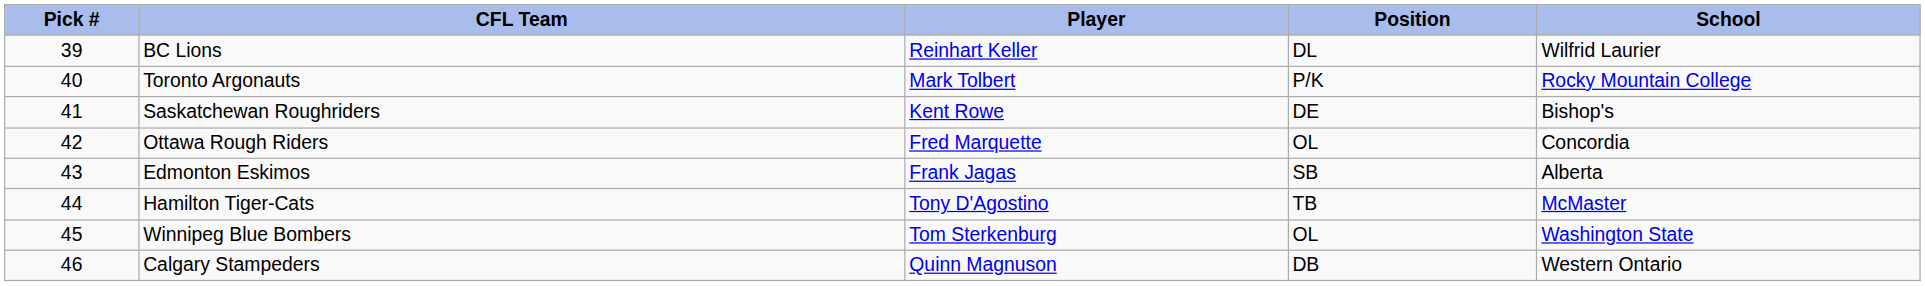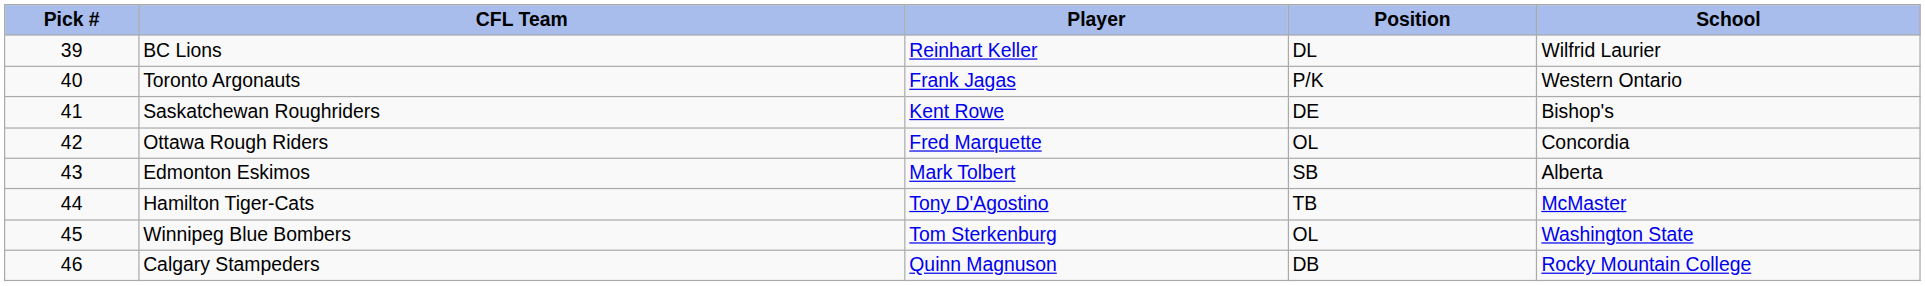(962, 81) Mark Tolbert -> (963, 81) Frank Jagas
(1646, 81) Rocky Mountain College -> (1612, 81) Western Ontario
(963, 173) Frank Jagas -> (962, 173) Mark Tolbert
(1612, 265) Western Ontario -> (1646, 265) Rocky Mountain College
